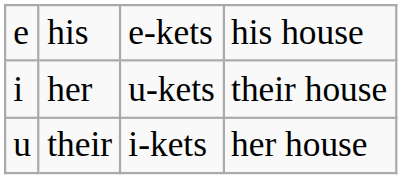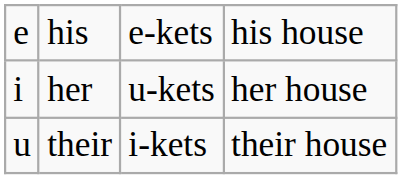(309, 88) their house -> (299, 88) her house
(299, 144) her house -> (309, 144) their house
